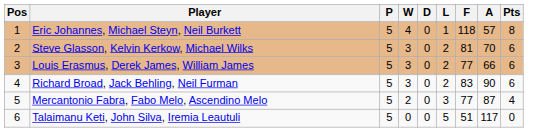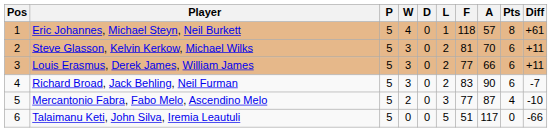+ column: (535, 13)
